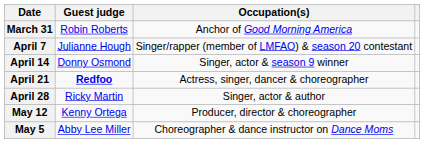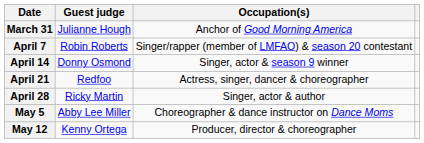(94, 29) Robin Roberts -> (94, 29) Julianne Hough
(94, 46) Julianne Hough -> (94, 46) Robin Roberts
(94, 79) bold -> (94, 79) normal
rows swapped: (30, 130) <-> (30, 113)
